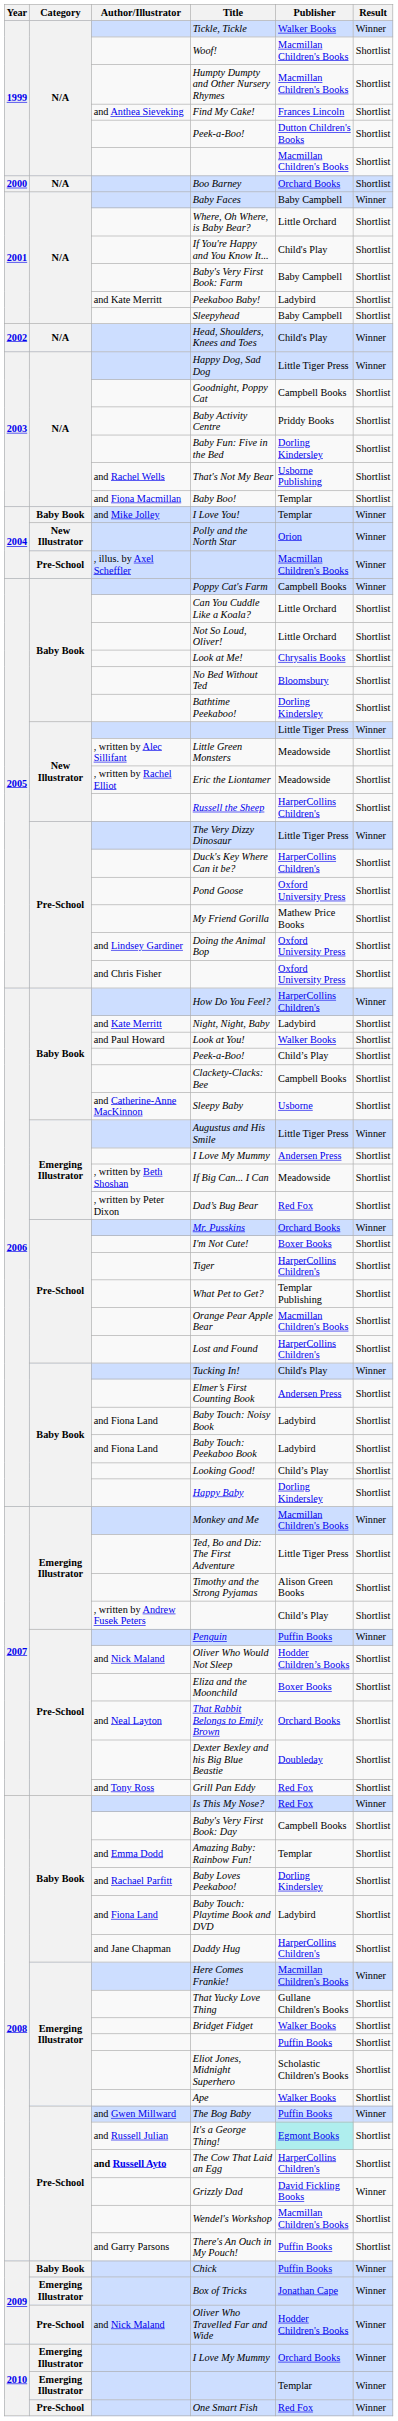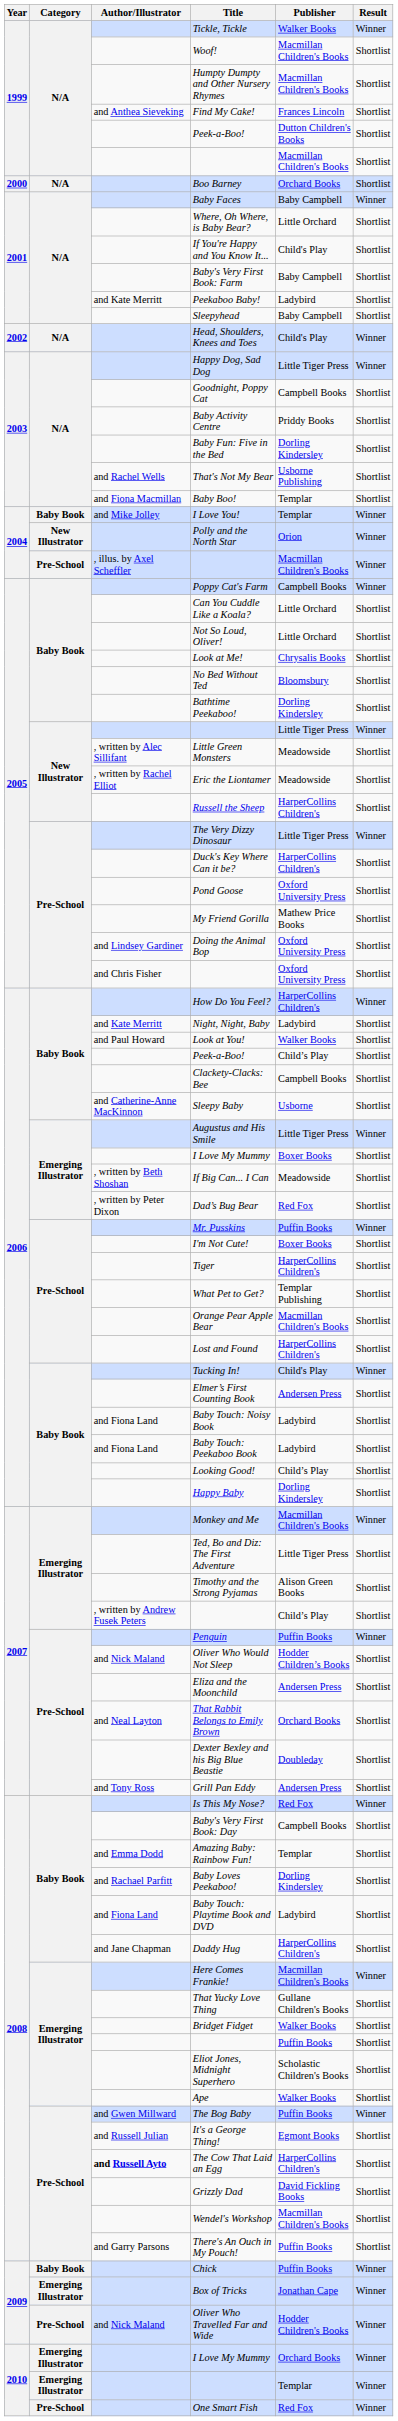(310, 1156) Andersen Press -> (305, 1156) Boxer Books
(309, 1227) Orchard Books -> (305, 1227) Puffin Books
(305, 1687) Boxer Books -> (310, 1687) Andersen Press
(296, 1787) Red Fox -> (310, 1787) Andersen Press
(309, 2136) paleturquoise background -> (309, 2136) no background
(371, 2191) Winner -> (373, 2191) Shortlist
